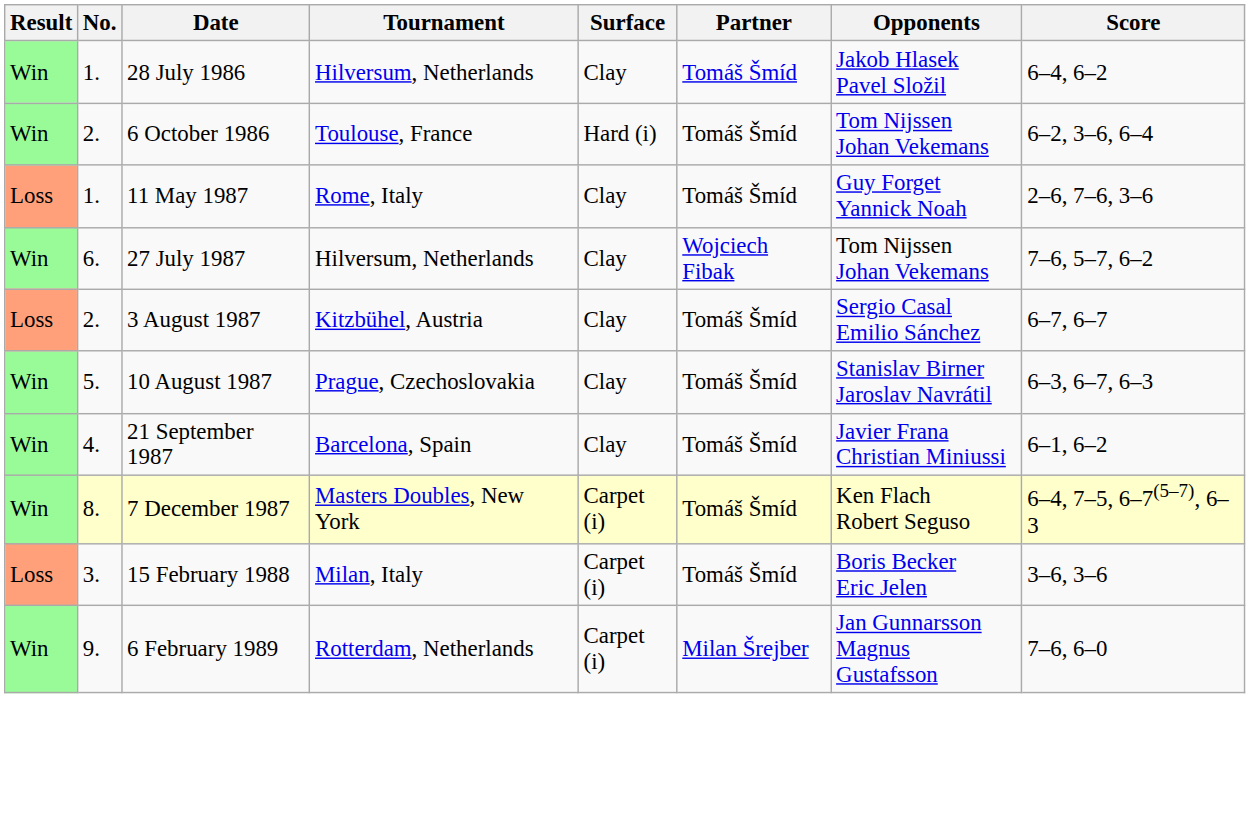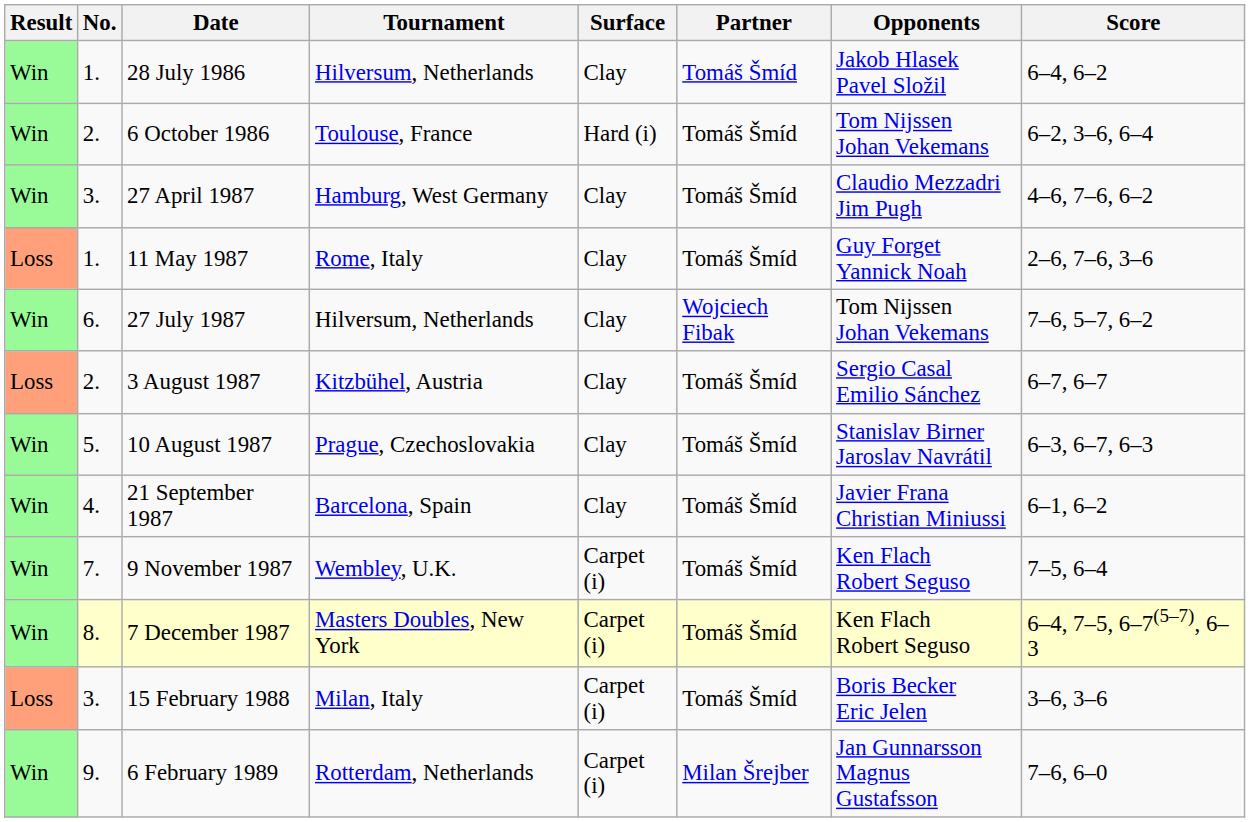+ row: (191, 195)
+ row: (210, 568)
